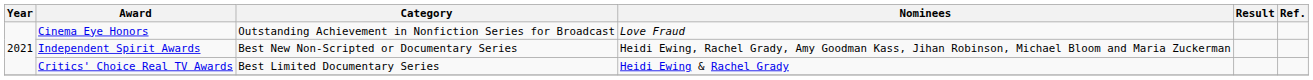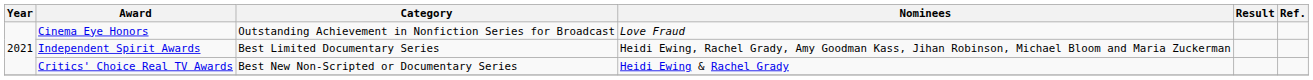(378, 48) Best New Non-Scripted or Documentary Series -> (339, 48) Best Limited Documentary Series
(339, 66) Best Limited Documentary Series -> (378, 66) Best New Non-Scripted or Documentary Series
